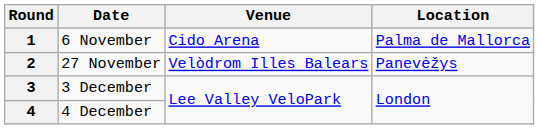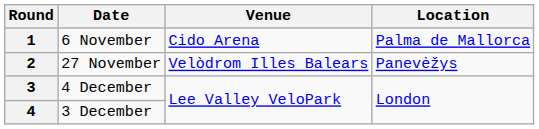(107, 88) 3 December -> (107, 88) 4 December
(107, 112) 4 December -> (107, 112) 3 December
